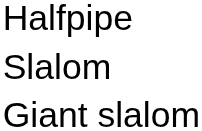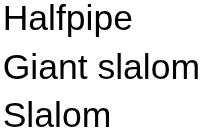rows swapped: (57, 66) <-> (101, 115)
